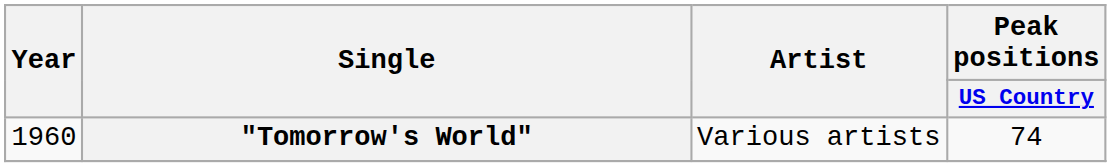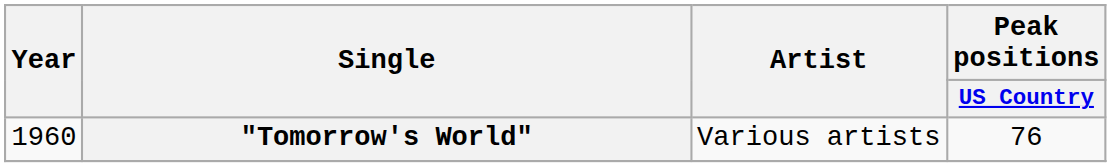(1026, 138) 74 -> (1026, 138) 76
